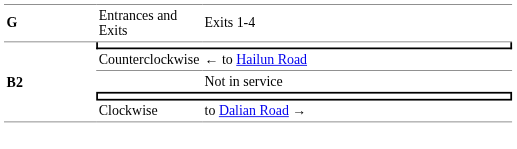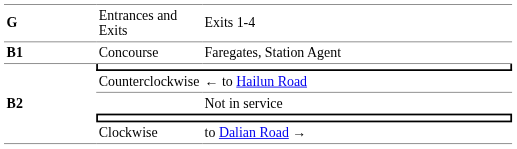+ row: (129, 52)
